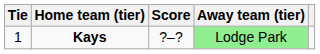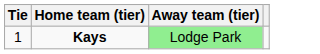- column: (171, 15)
